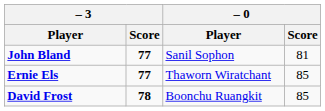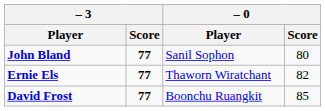(303, 55) 81 -> (303, 55) 80
(303, 75) 85 -> (303, 75) 82
(144, 95) 78 -> (144, 95) 77
